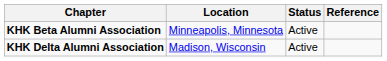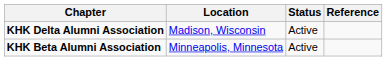rows swapped: (84, 30) <-> (85, 47)
